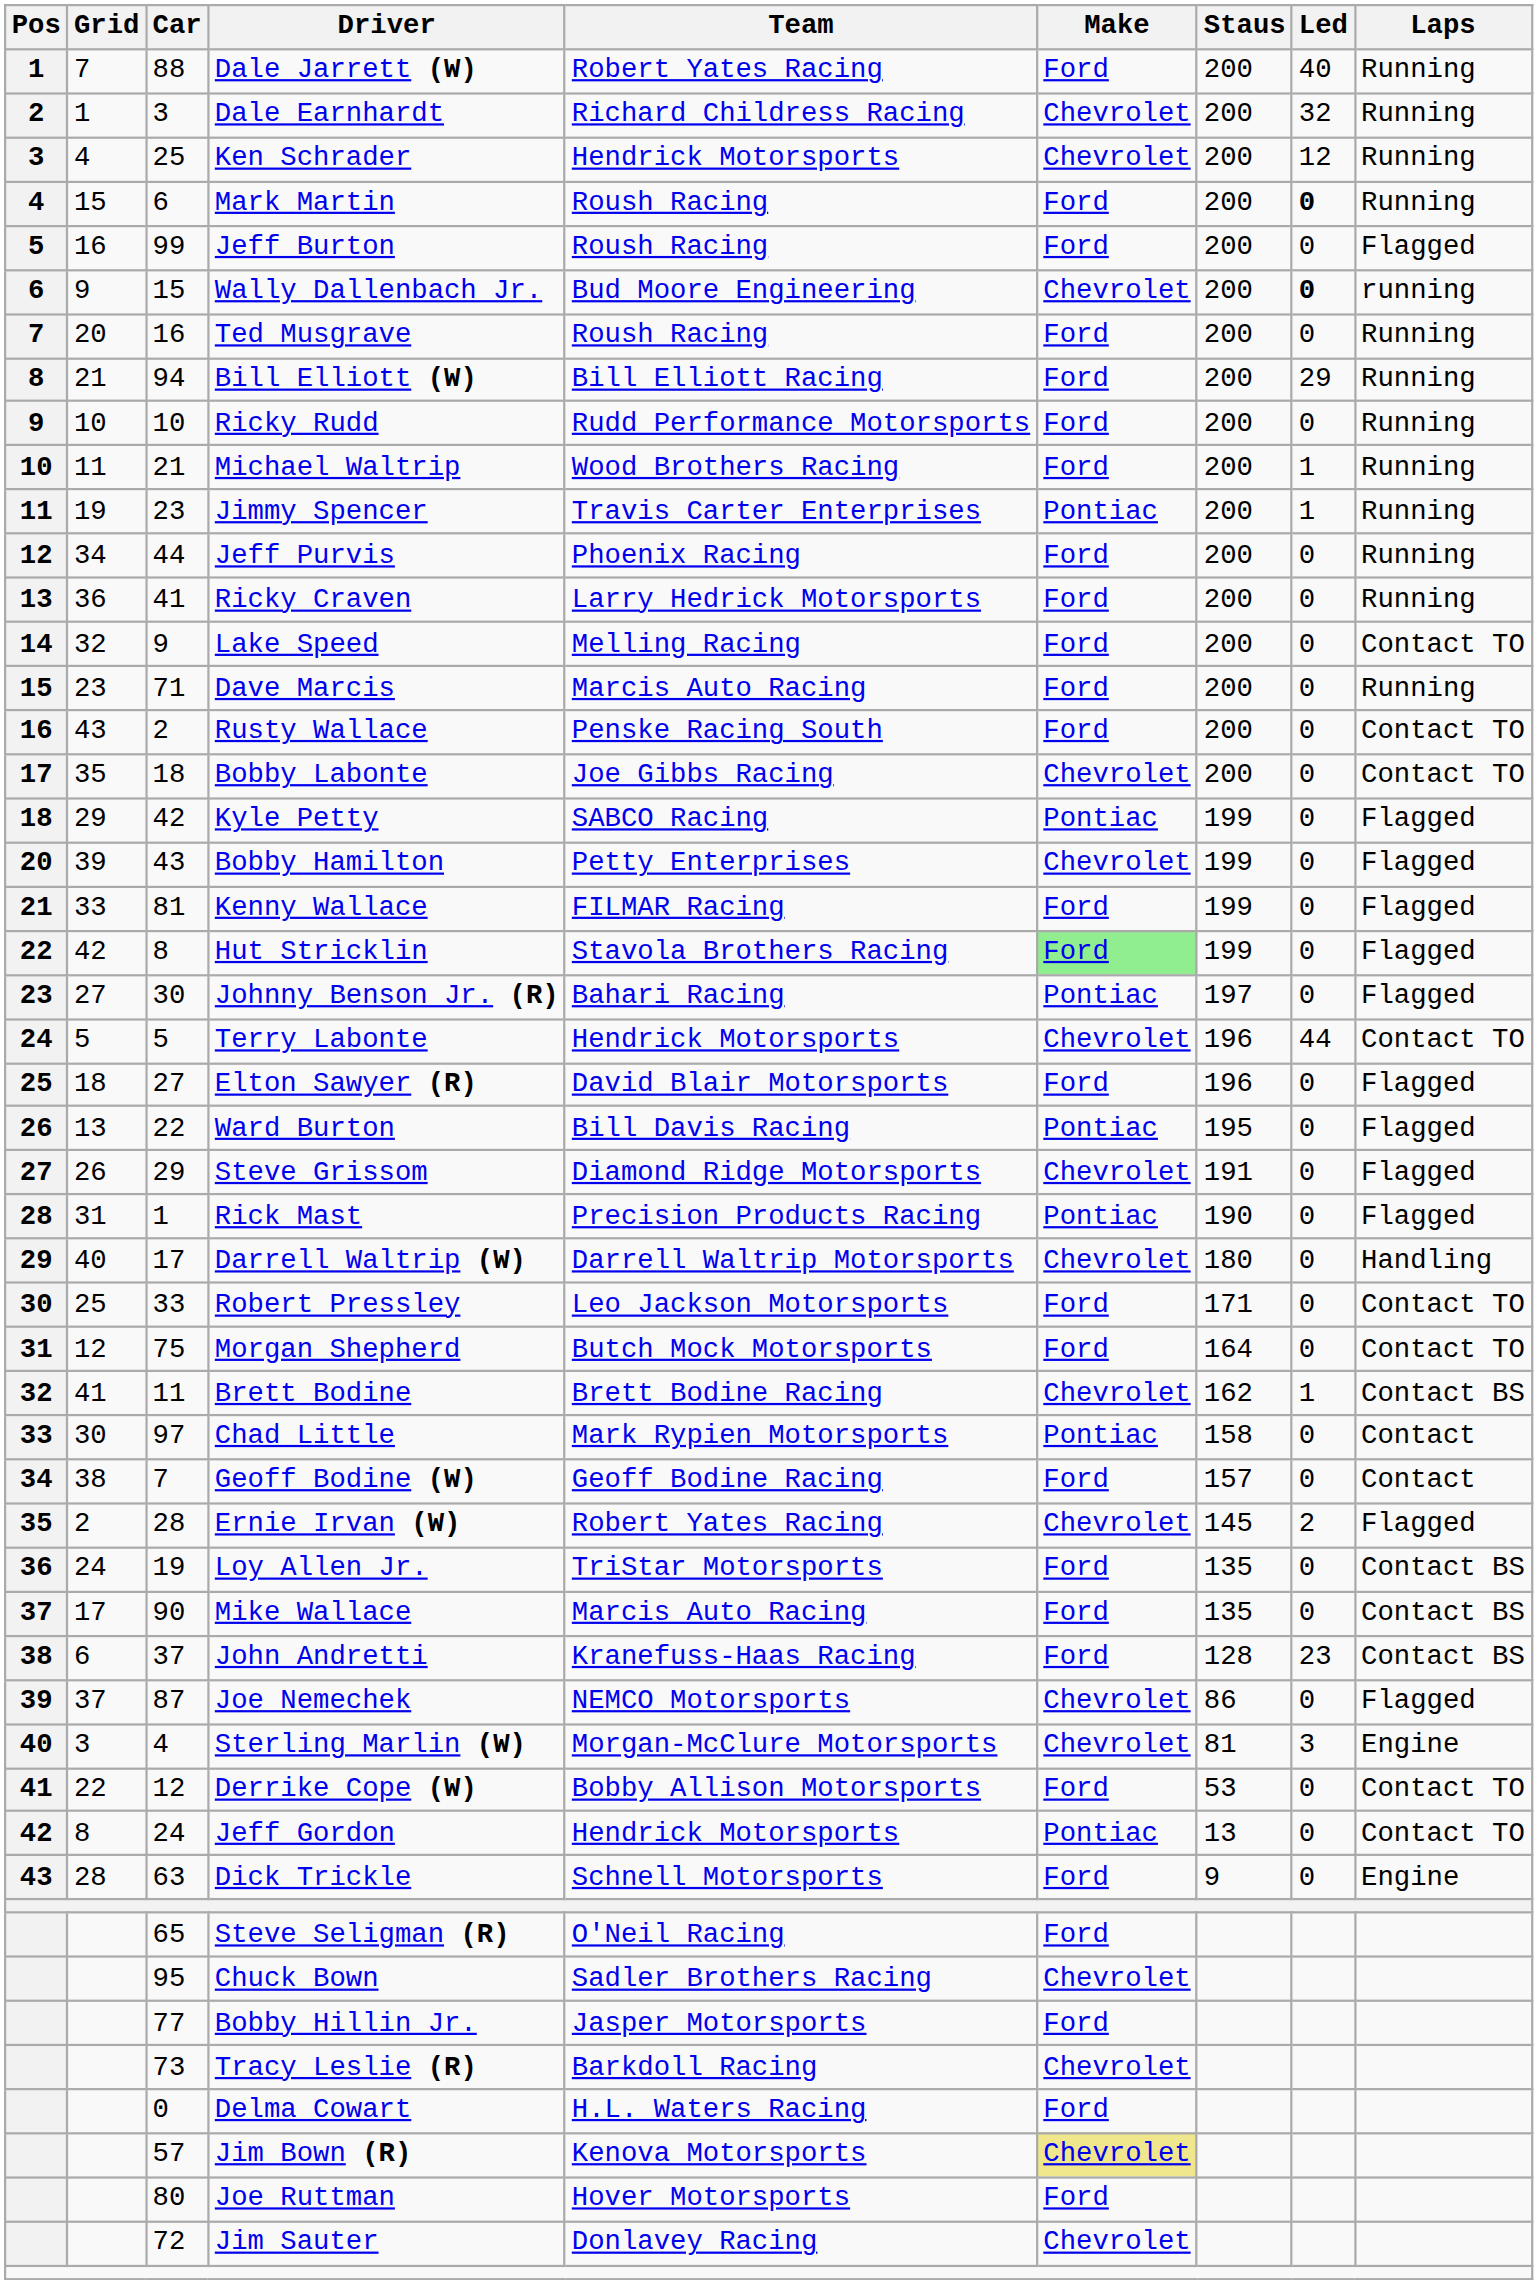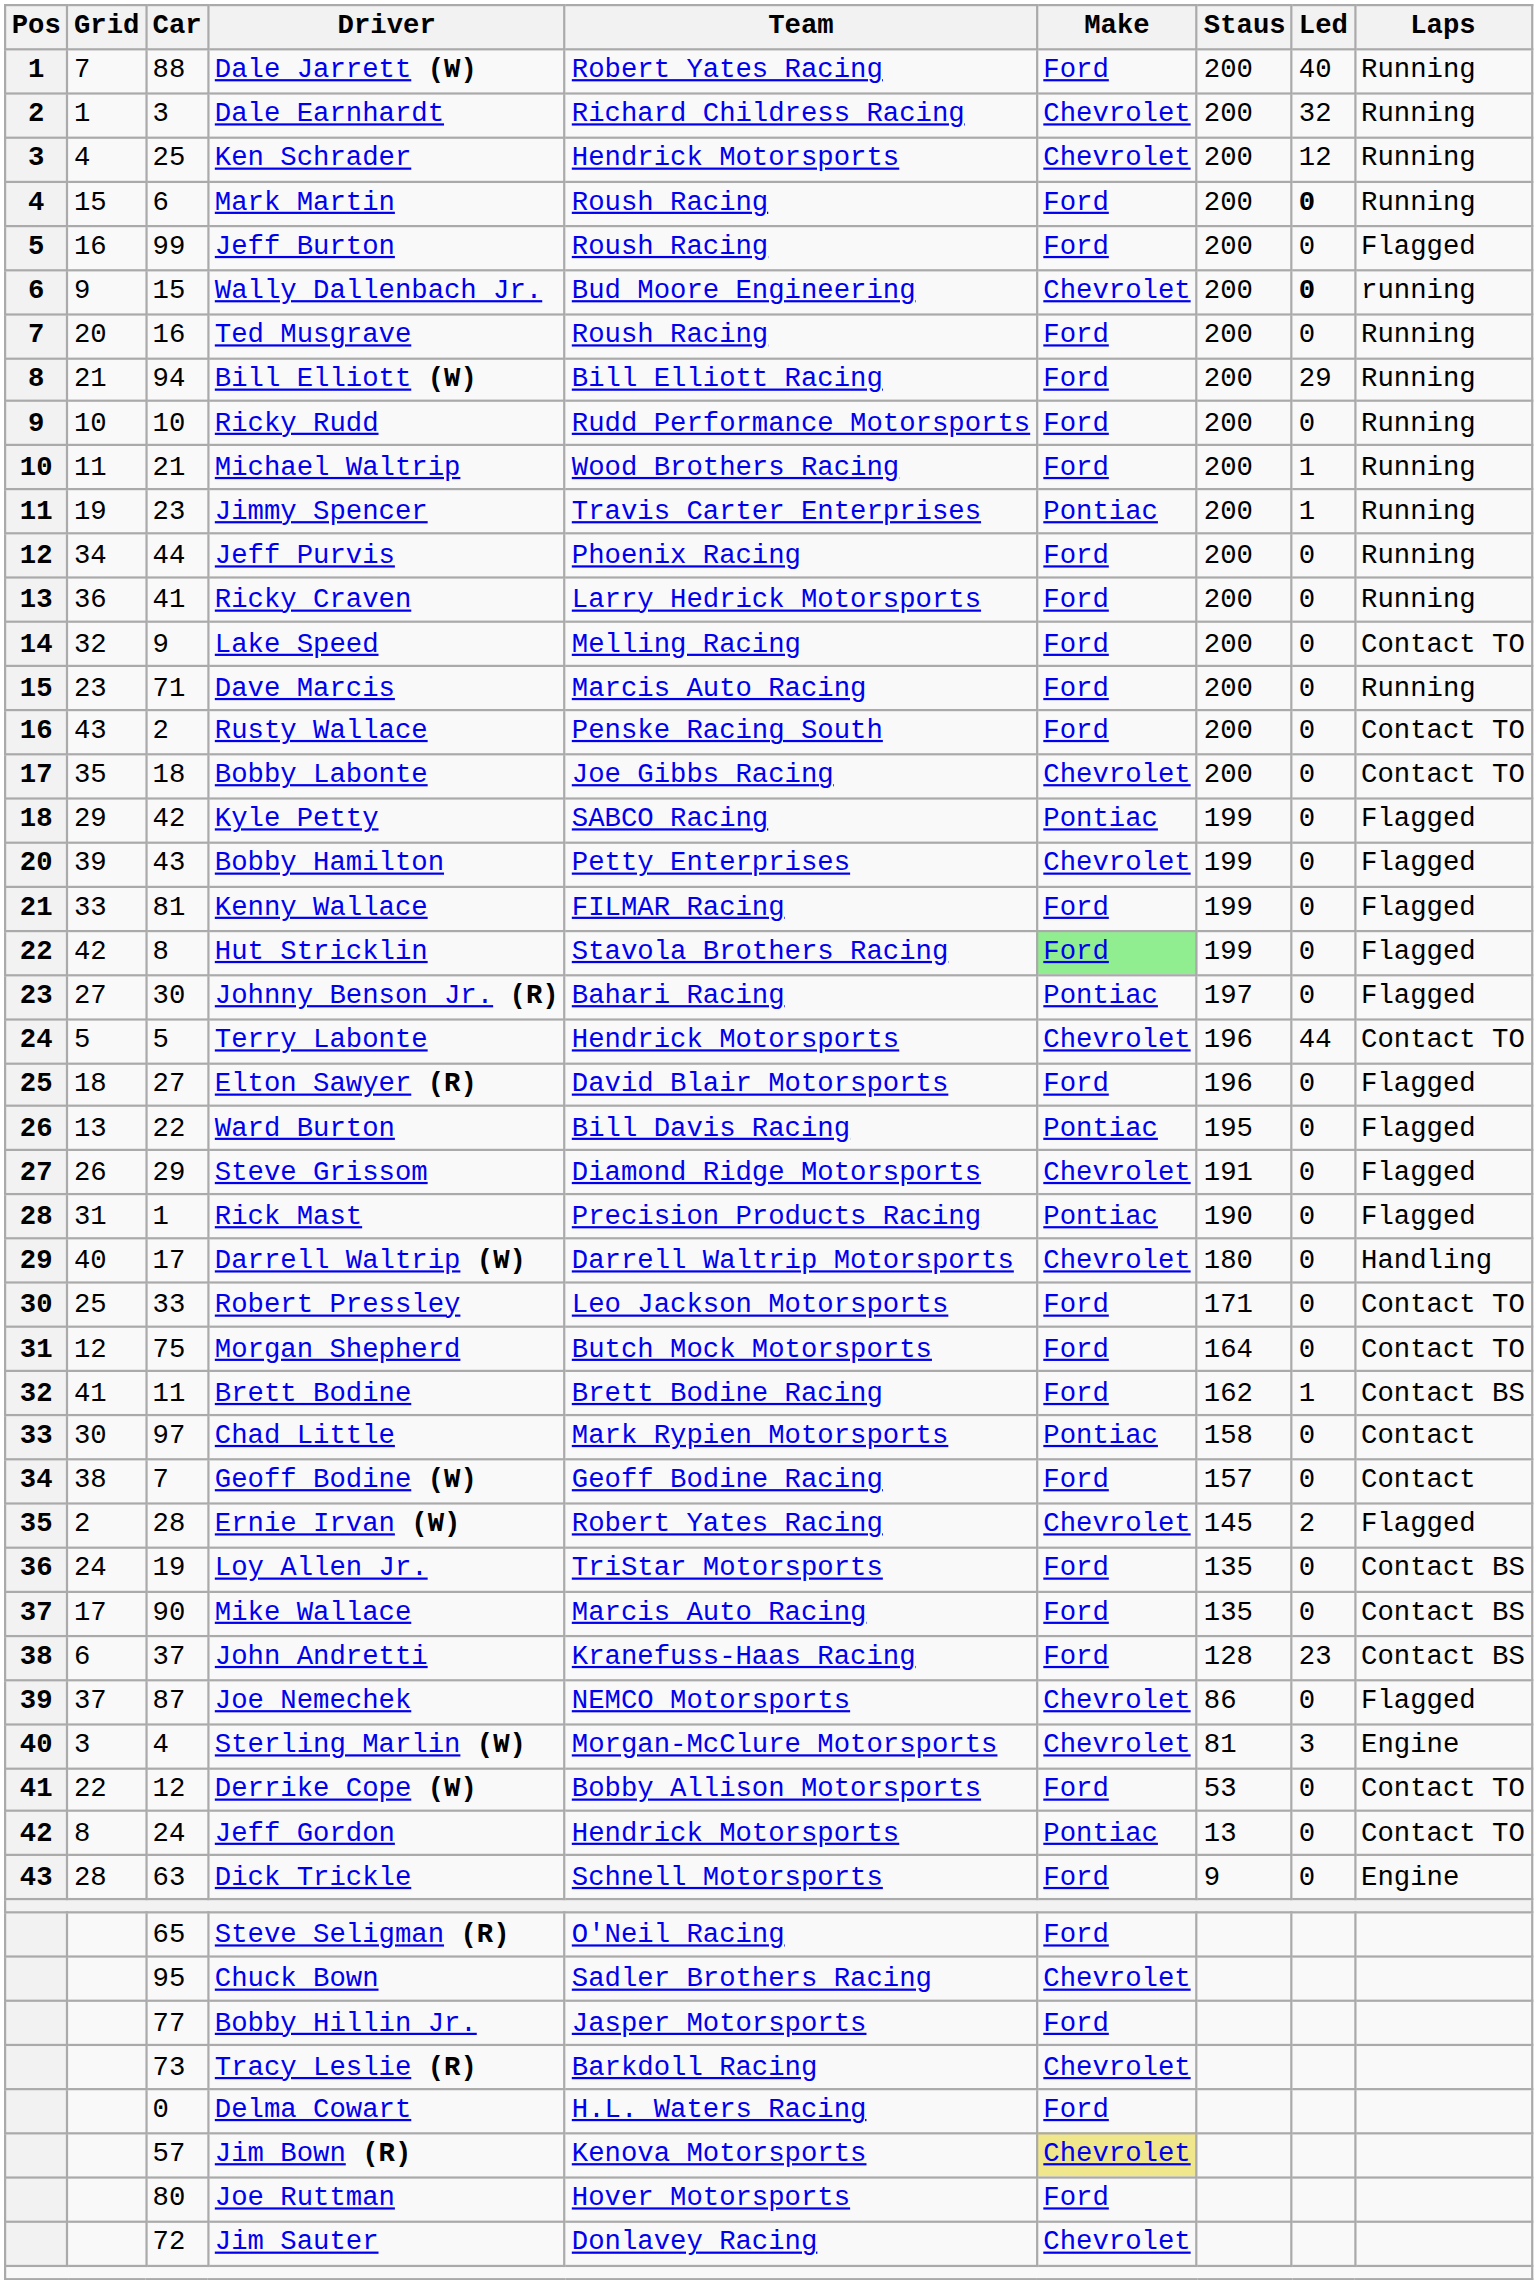(1117, 1393) Chevrolet -> (1076, 1393) Ford
